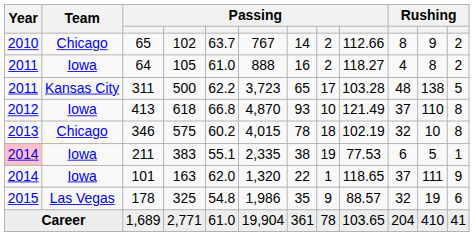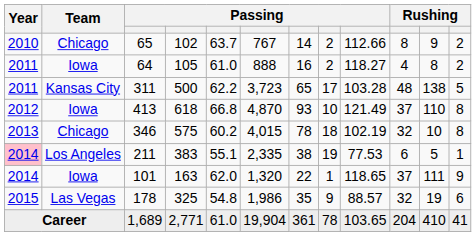(82, 154) Iowa -> (83, 154) Los Angeles
